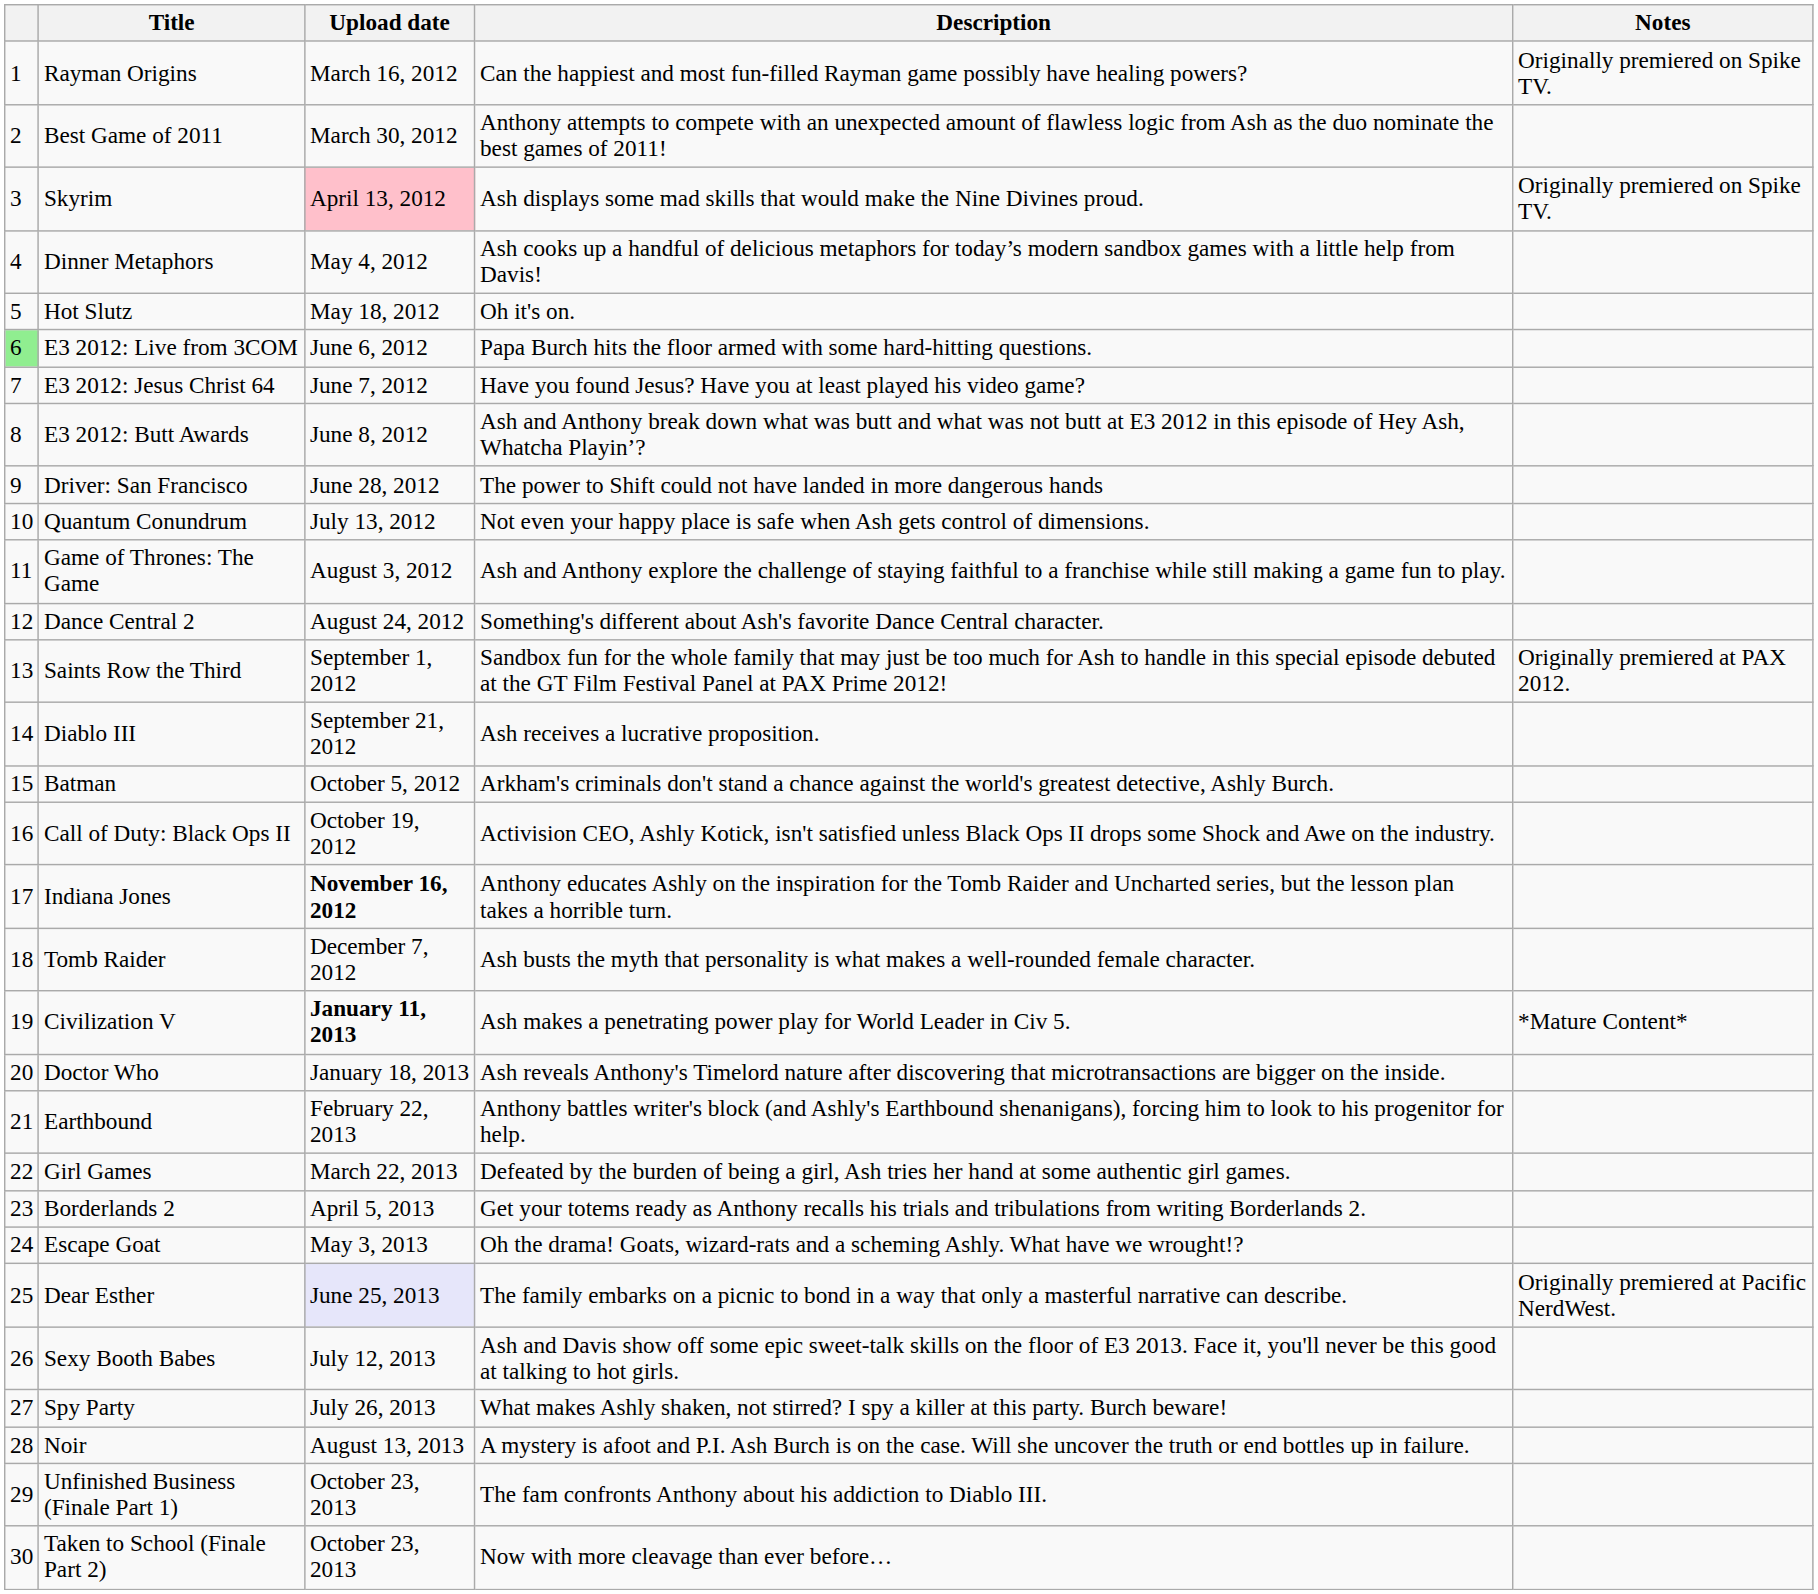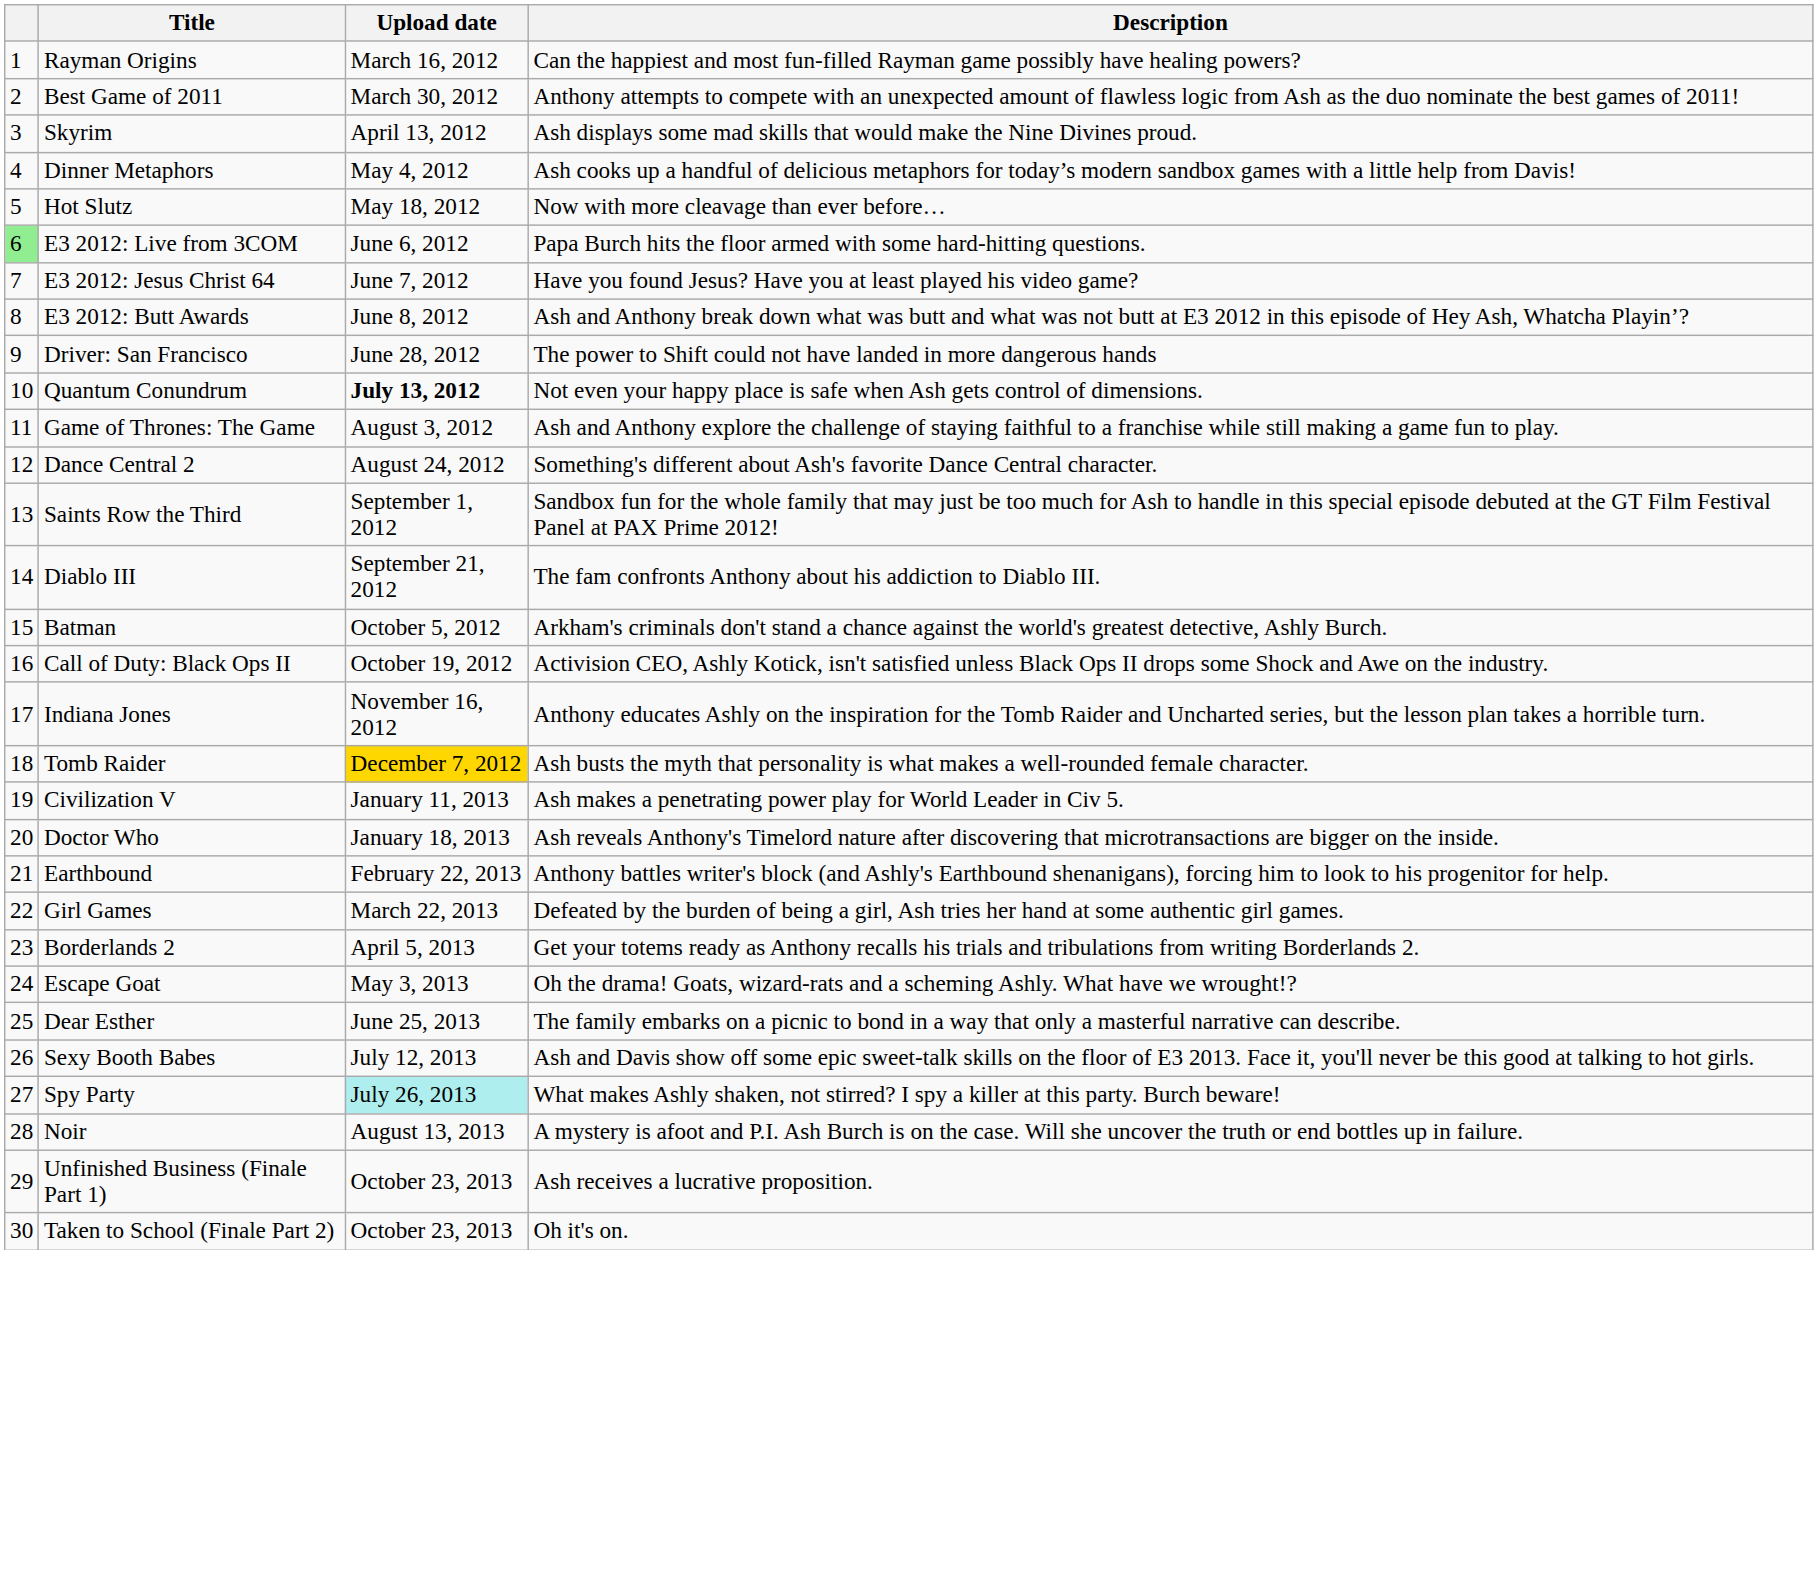- column: (1663, 22)
(378, 198) pink background -> (419, 133) no background
(528, 311) Oh it's on. -> (740, 206) Now with more cleavage than ever before…
(373, 521) normal -> (415, 390) bold
(650, 733) Ash receives a lucrative proposition. -> (817, 577) The fam confronts Anthony about his addiction to Diablo III.
(379, 896) bold -> (417, 713) normal
(369, 959) no background -> (436, 763) gold background
(368, 1022) bold -> (430, 800) normal
(375, 1295) lavender background -> (415, 1021) no background
(373, 1407) no background -> (413, 1094) paleturquoise background
(764, 1494) The fam confronts Anthony about his addiction to Diablo III. -> (703, 1181) Ash receives a lucrative proposition.
(686, 1557) Now with more cleavage than ever before… -> (581, 1231) Oh it's on.
